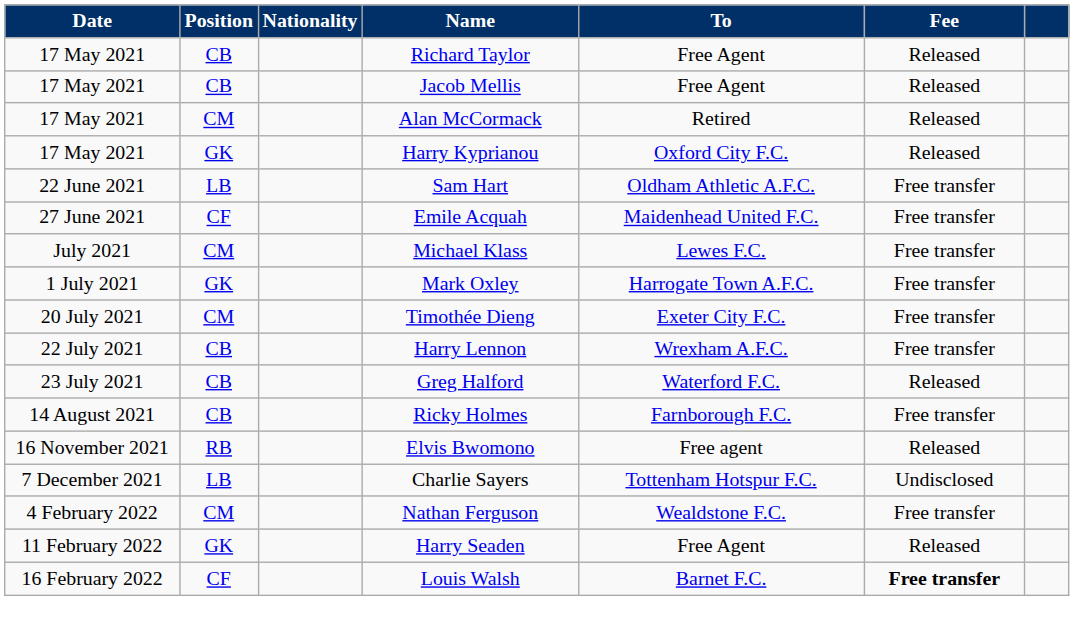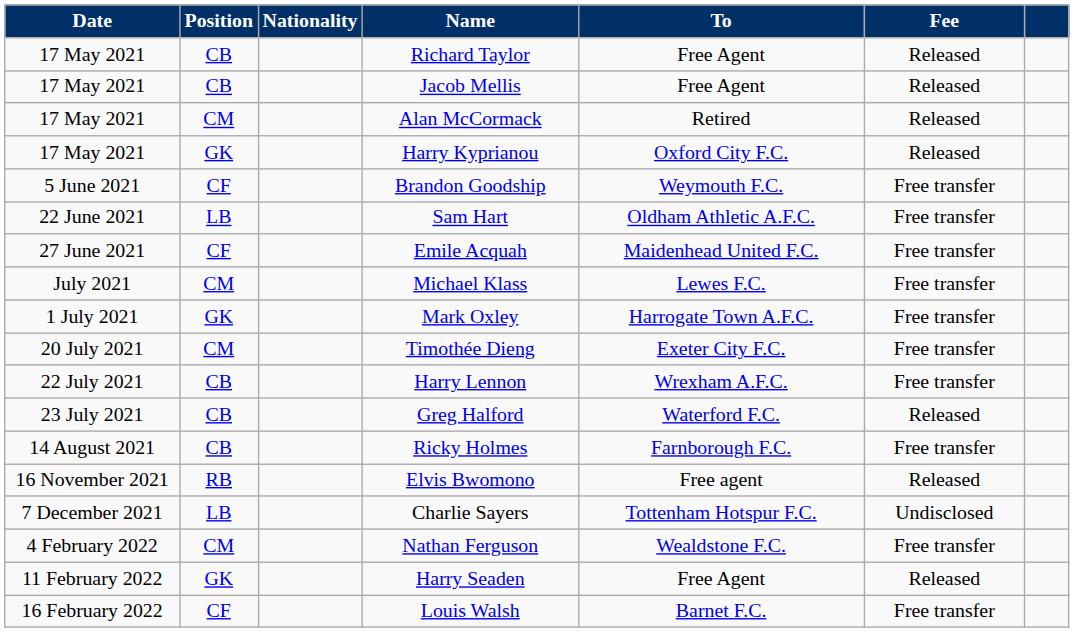+ row: (470, 185)
(944, 578) bold -> (944, 611) normal
